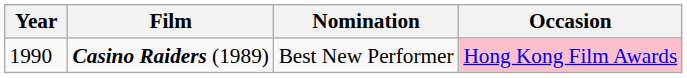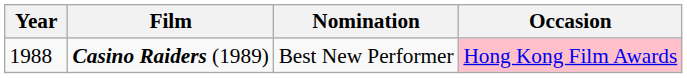(31, 55) 1990 -> (31, 55) 1988
